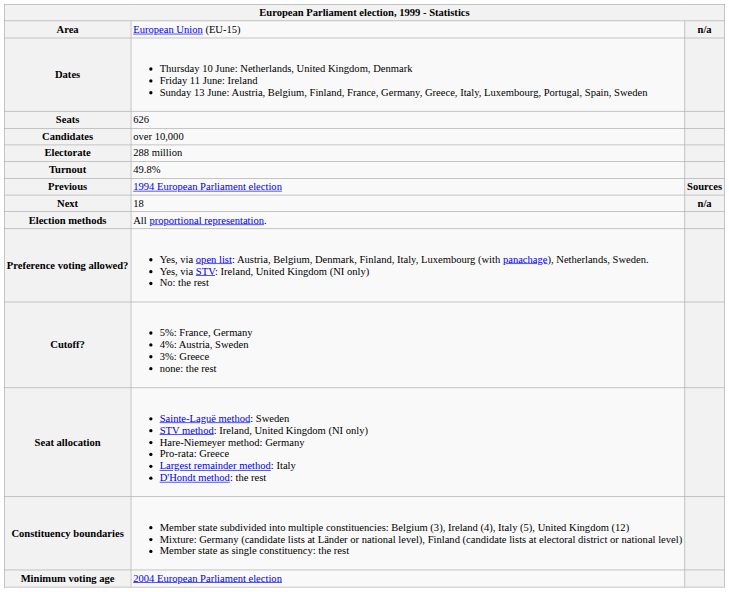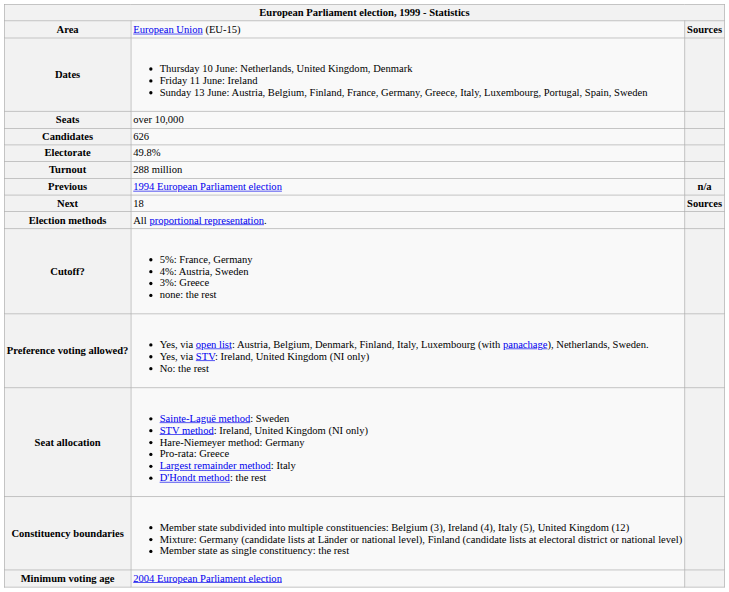(705, 29) n/a -> (705, 29) Sources
(141, 119) 626 -> (158, 119) over 10,000
(158, 136) over 10,000 -> (141, 136) 626
(158, 153) 288 million -> (147, 153) 49.8%
(147, 170) 49.8% -> (158, 170) 288 million
(705, 186) Sources -> (705, 186) n/a
(705, 203) n/a -> (705, 203) Sources
rows swapped: (68, 265) <-> (68, 344)
